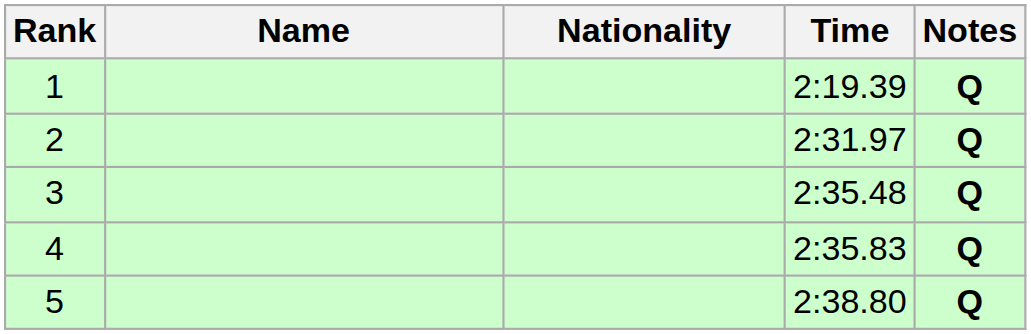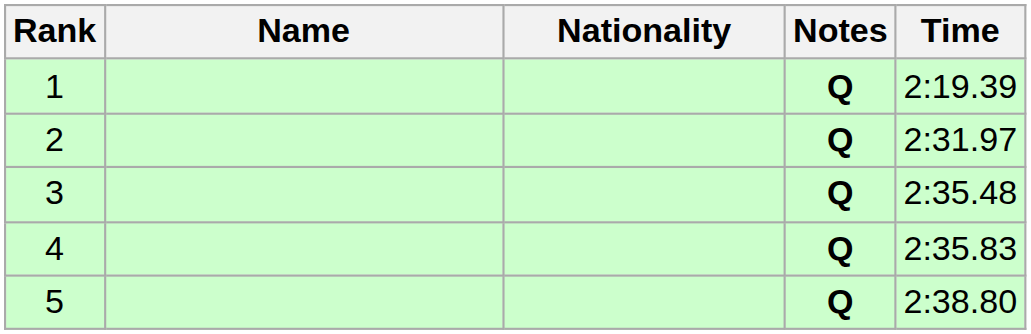columns swapped: (850, 31) <-> (970, 31)
